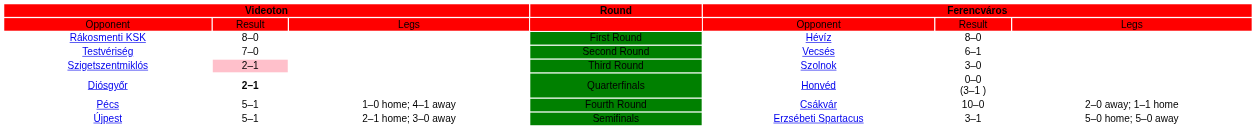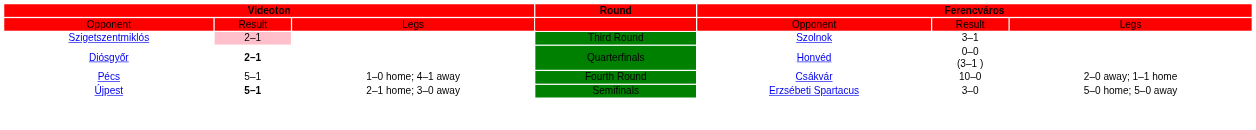- row: (108, 38)
- row: (108, 52)
(973, 66) 3–0 -> (970, 38) 3–1
(250, 119) normal -> (253, 91) bold
(973, 119) 3–1 -> (970, 91) 3–0
